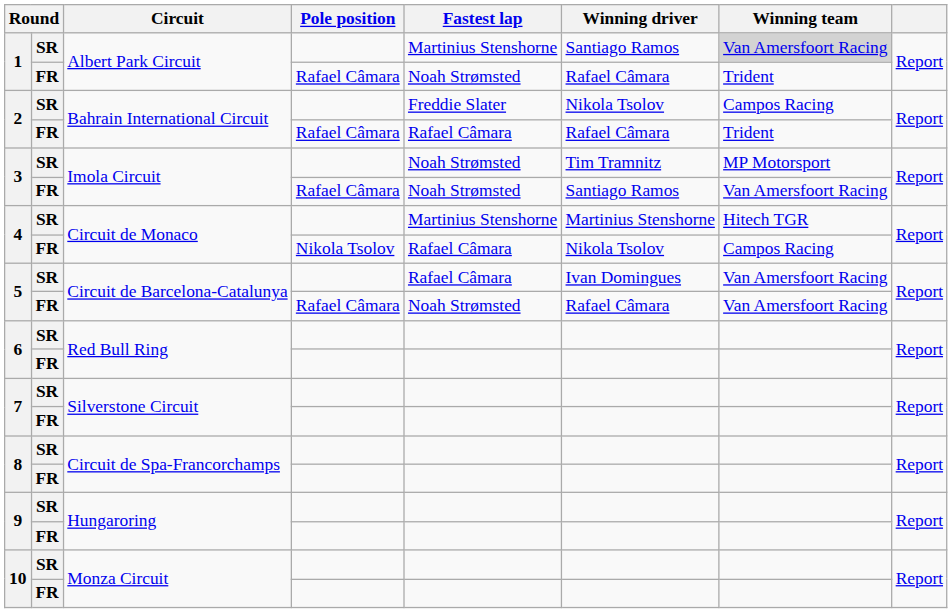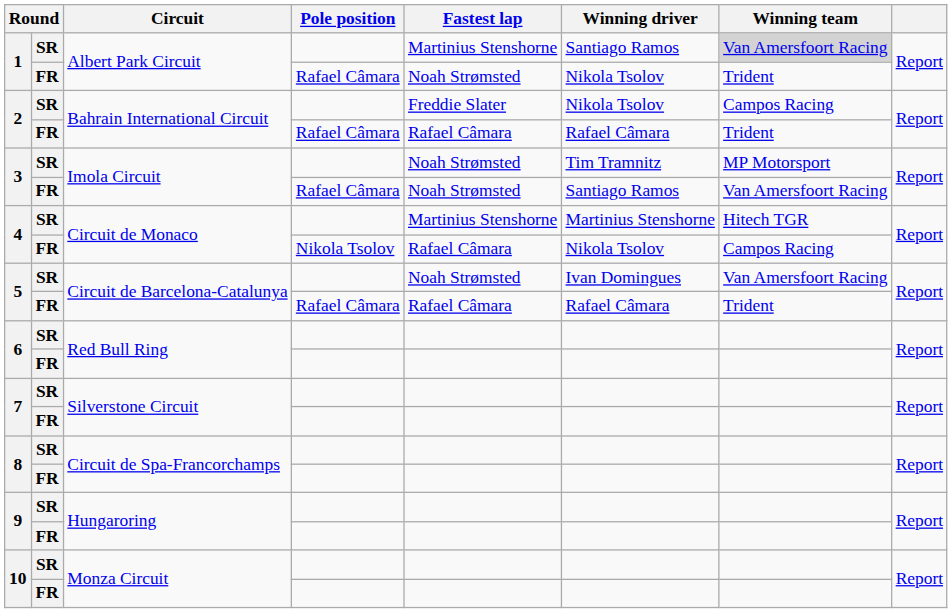(617, 75) Rafael Câmara -> (615, 75) Nikola Tsolov
(460, 276) Rafael Câmara -> (464, 276) Noah Strømsted
(464, 305) Noah Strømsted -> (460, 305) Rafael Câmara
(805, 305) Van Amersfoort Racing -> (748, 305) Trident
